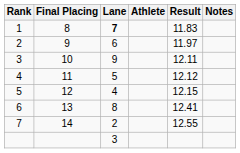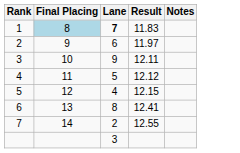- column: (148, 12)
(67, 28) no background -> (67, 28) lightblue background
